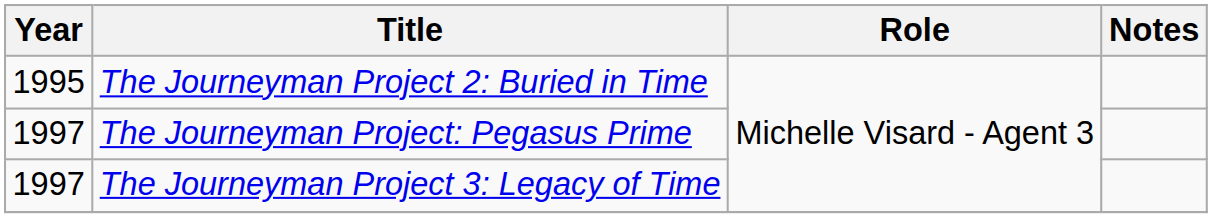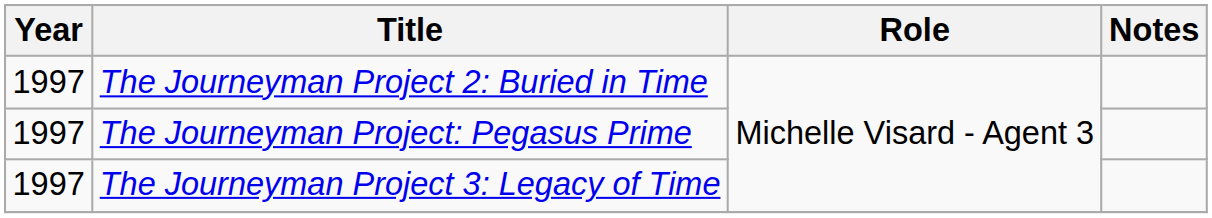(49, 81) 1995 -> (49, 81) 1997
